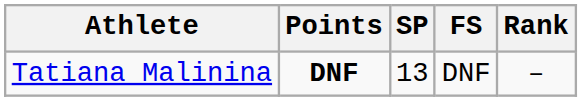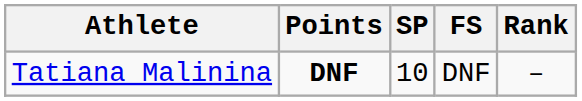(412, 73) 13 -> (412, 73) 10
